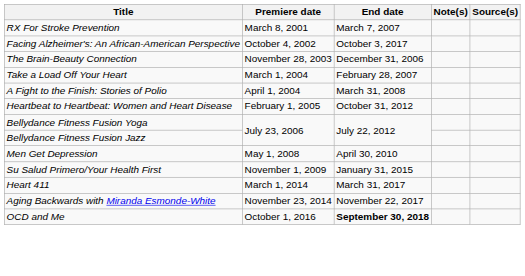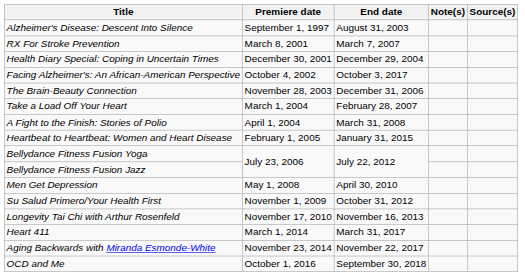+ row: (100, 28)
+ row: (113, 59)
(375, 106) October 31, 2012 -> (375, 138) January 31, 2015
(375, 169) January 31, 2015 -> (375, 201) October 31, 2012
+ row: (93, 216)
(383, 216) bold -> (381, 264) normal
